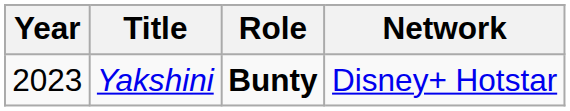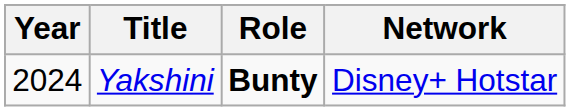(47, 79) 2023 -> (47, 79) 2024
